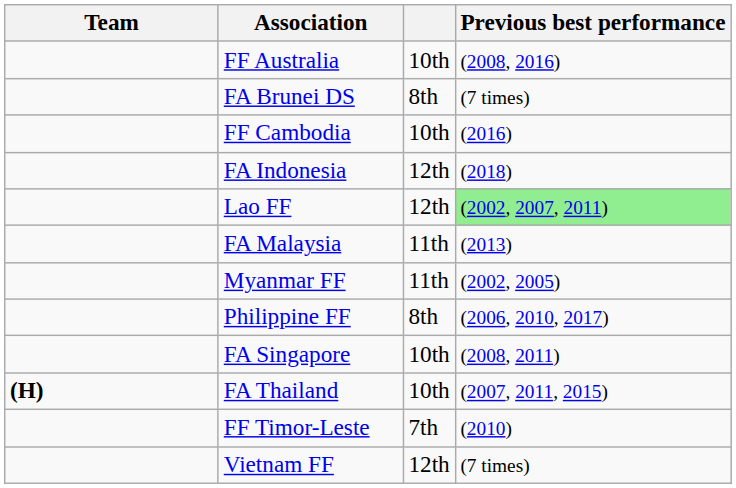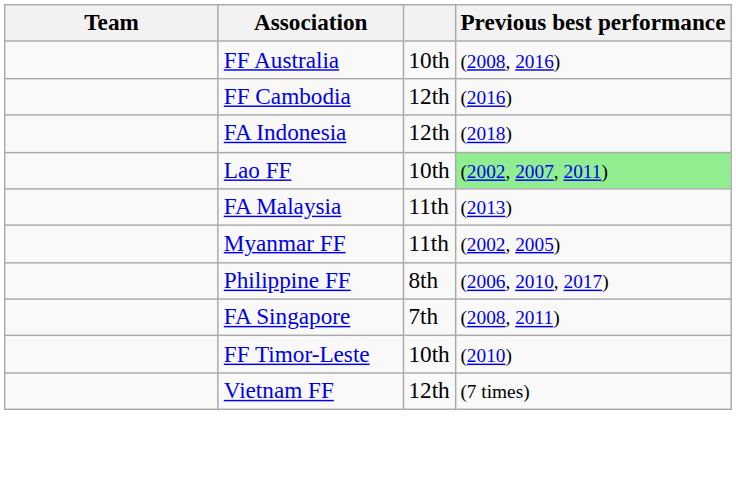- row: (289, 96)
(429, 133) 10th -> (429, 96) 12th
(429, 206) 12th -> (429, 170) 10th
(429, 354) 10th -> (423, 317) 7th
- row: (281, 390)
(423, 427) 7th -> (429, 354) 10th
